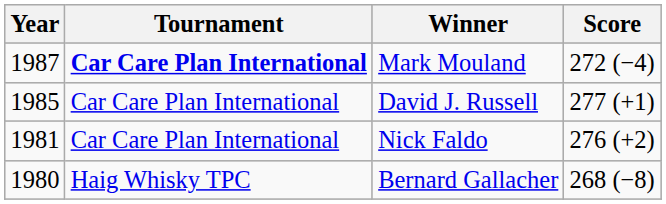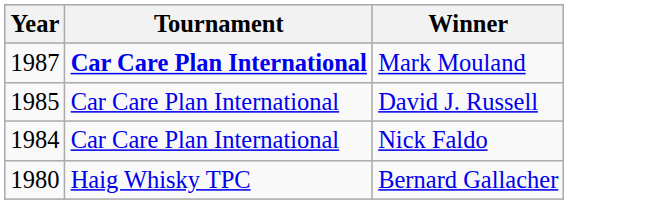- column: (612, 23)
(35, 140) 1981 -> (35, 140) 1984
